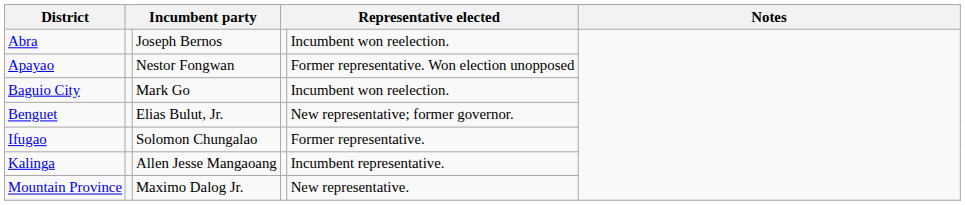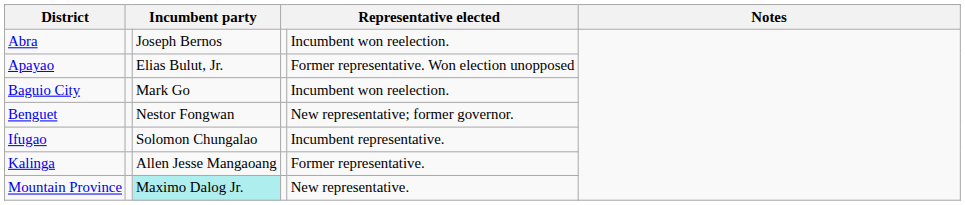(185, 66) Nestor Fongwan -> (180, 66) Elias Bulut, Jr.
(180, 114) Elias Bulut, Jr. -> (185, 114) Nestor Fongwan
(358, 139) Former representative. -> (368, 139) Incumbent representative.
(368, 163) Incumbent representative. -> (358, 163) Former representative.
(190, 188) no background -> (190, 188) paleturquoise background
